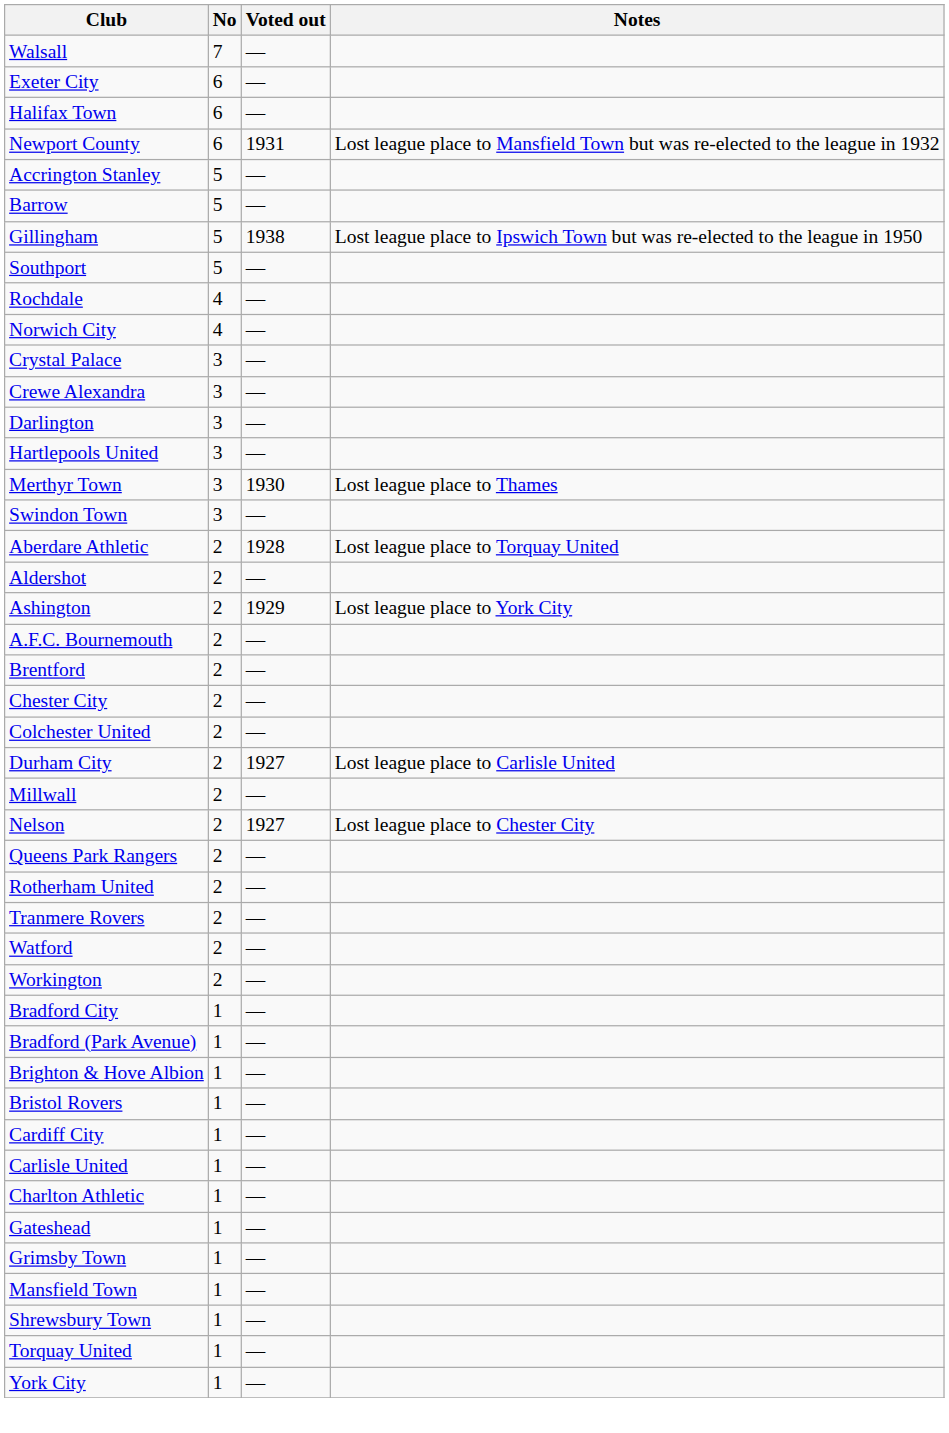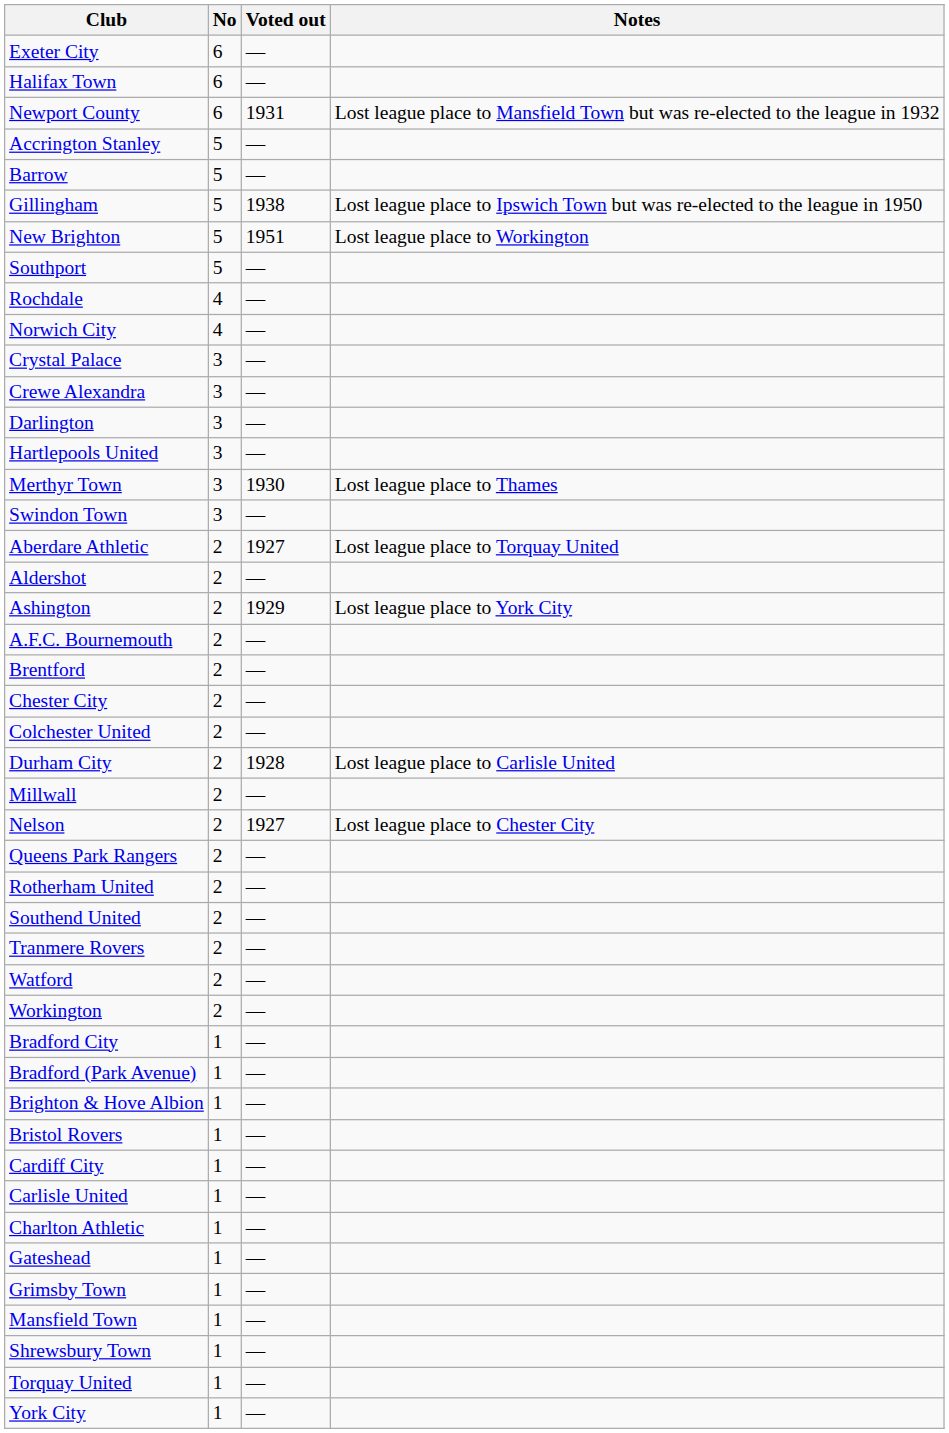- row: (38, 50)
+ row: (65, 236)
(265, 546) 1928 -> (265, 546) 1927
(265, 762) 1927 -> (265, 762) 1928
+ row: (75, 917)
